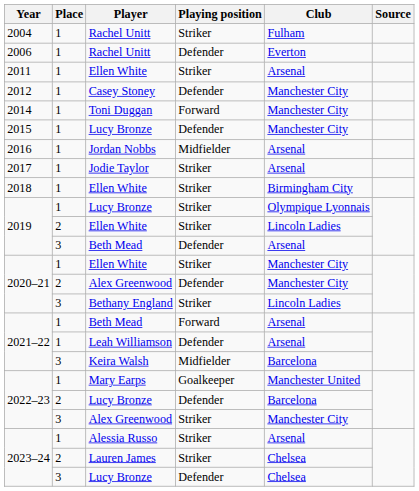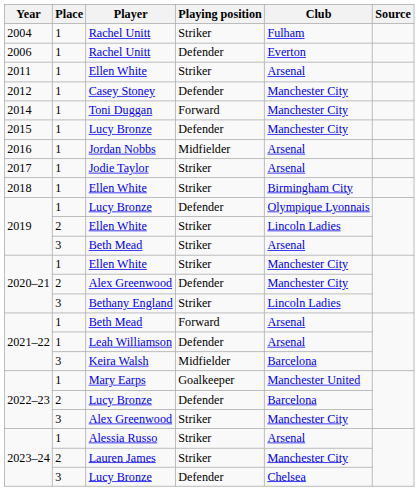(195, 206) Striker -> (201, 206) Defender
(201, 245) Defender -> (195, 245) Striker
(287, 457) Chelsea -> (308, 457) Manchester City
